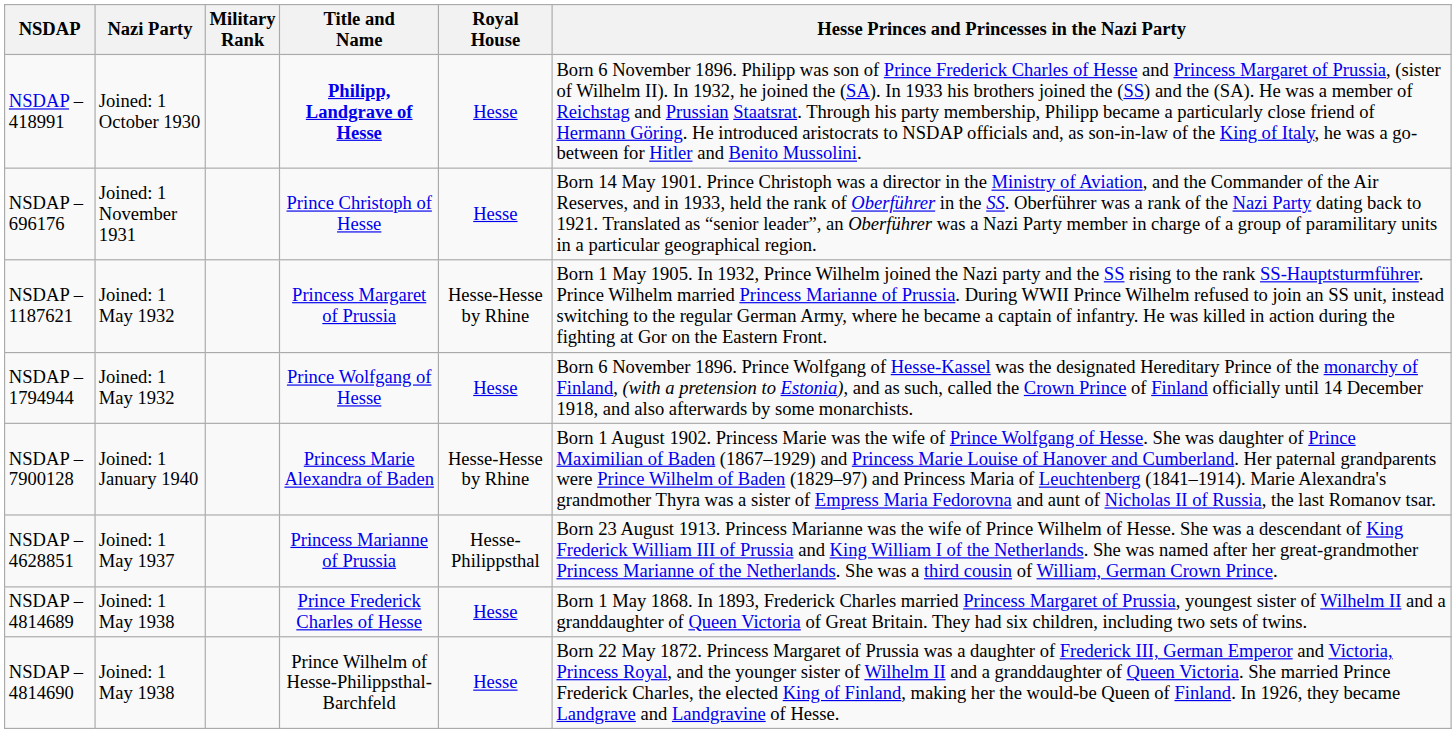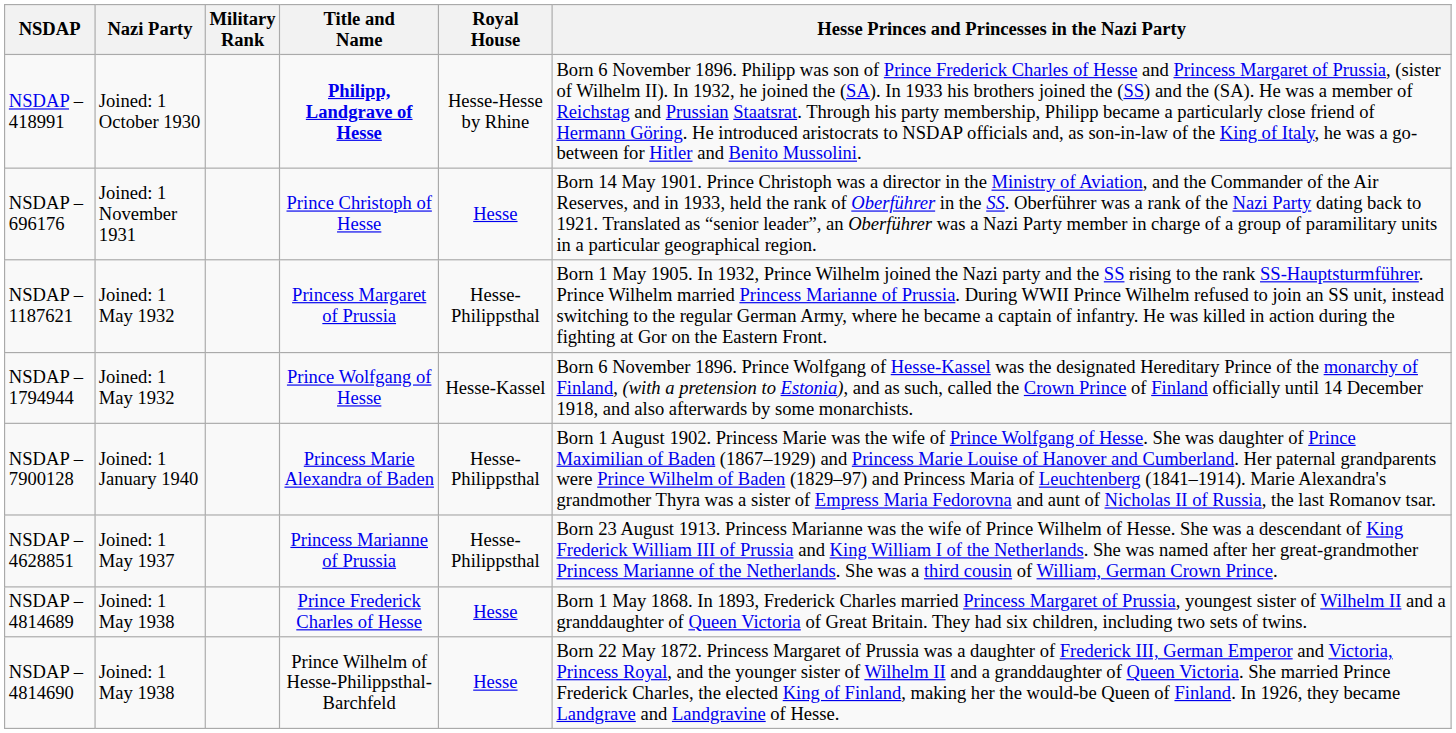(495, 111) Hesse -> (495, 111) Hesse-Hesse by Rhine
(495, 305) Hesse-Hesse by Rhine -> (495, 305) Hesse-Philippsthal
(495, 387) Hesse -> (495, 387) Hesse-Kassel
(495, 469) Hesse-Hesse by Rhine -> (495, 469) Hesse-Philippsthal
